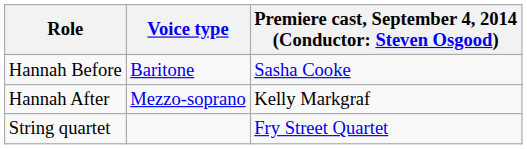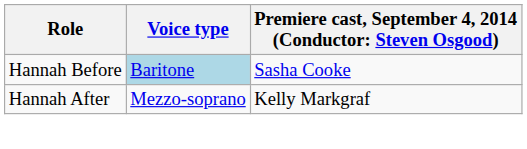(162, 69) no background -> (162, 69) lightblue background
- row: (60, 128)
